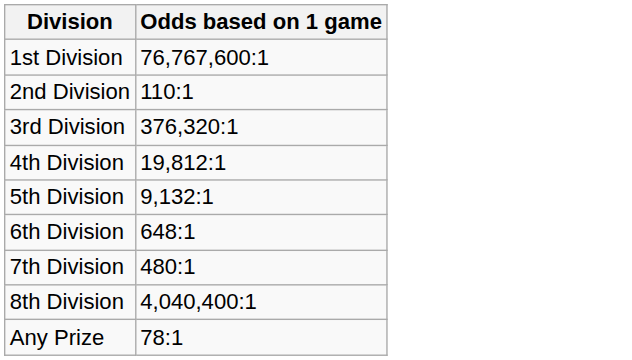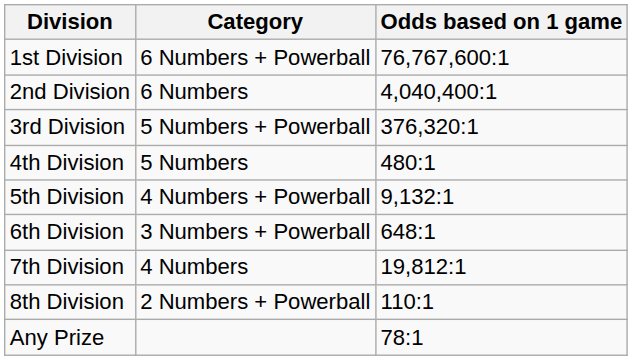+ column: (255, 22)
(167, 92) 110:1 -> (439, 92) 4,040,400:1
(183, 162) 19,812:1 -> (408, 162) 480:1
(168, 267) 480:1 -> (423, 267) 19,812:1
(199, 302) 4,040,400:1 -> (407, 302) 110:1
